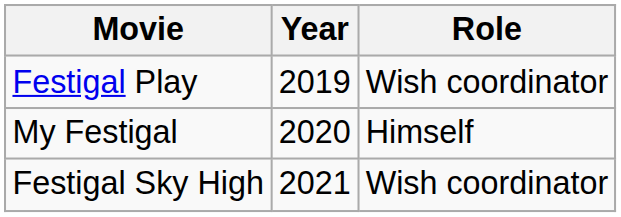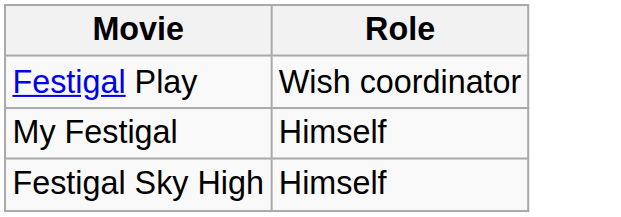- column: (315, 30)
(487, 183) Wish coordinator -> (333, 183) Himself
